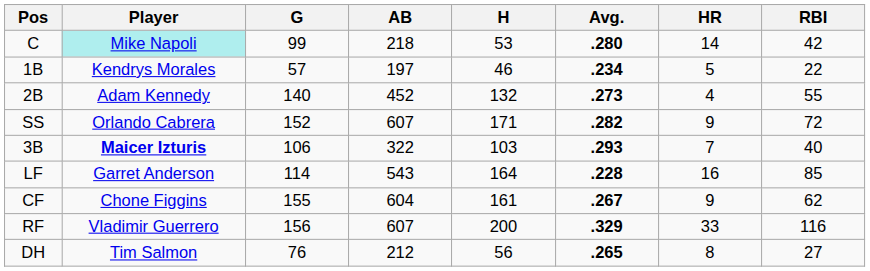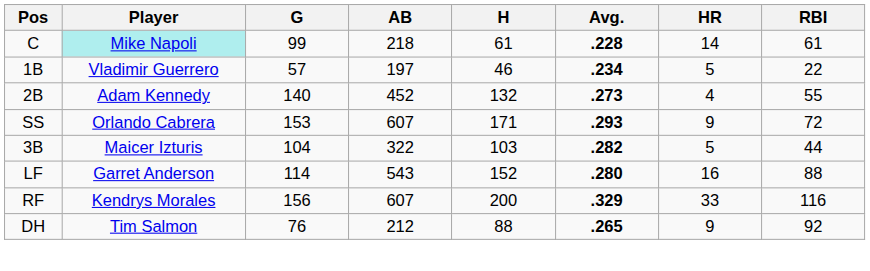(503, 43) 53 -> (503, 43) 61
(607, 43) .280 -> (607, 43) .228
(813, 43) 42 -> (813, 43) 61
(154, 69) Kendrys Morales -> (154, 69) Vladimir Guerrero
(297, 122) 152 -> (297, 122) 153
(607, 122) .282 -> (607, 122) .293
(154, 148) bold -> (154, 148) normal
(297, 148) 106 -> (297, 148) 104
(607, 148) .293 -> (607, 148) .282
(710, 148) 7 -> (710, 148) 5
(813, 148) 40 -> (813, 148) 44
(503, 174) 164 -> (503, 174) 152
(607, 174) .228 -> (607, 174) .280
(813, 174) 85 -> (813, 174) 88
- row: (33, 200)
(154, 226) Vladimir Guerrero -> (154, 200) Kendrys Morales
(503, 252) 56 -> (503, 226) 88
(710, 252) 8 -> (710, 226) 9
(813, 252) 27 -> (813, 226) 92
